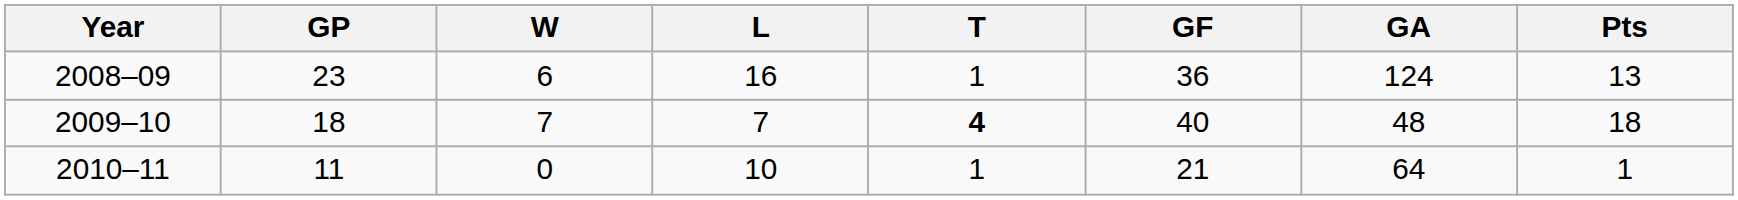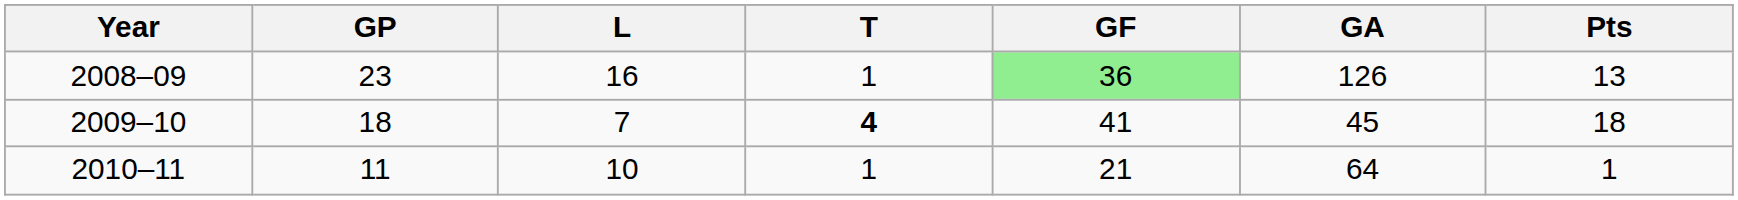- column: (545, 28)
(1193, 75) no background -> (1116, 75) lightgreen background
(1409, 75) 124 -> (1362, 75) 126
(1193, 122) 40 -> (1116, 122) 41
(1409, 122) 48 -> (1362, 122) 45
